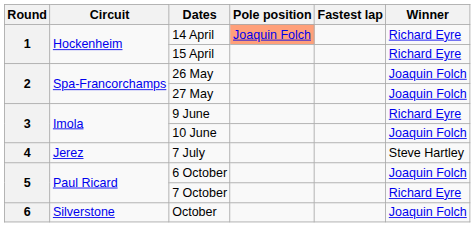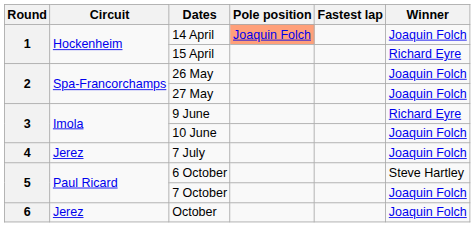(425, 35) Richard Eyre -> (428, 35) Joaquin Folch
(426, 153) Steve Hartley -> (428, 153) Joaquin Folch
(428, 173) Joaquin Folch -> (426, 173) Steve Hartley
(425, 193) Richard Eyre -> (428, 193) Joaquin Folch
(84, 213) Silverstone -> (68, 213) Jerez
